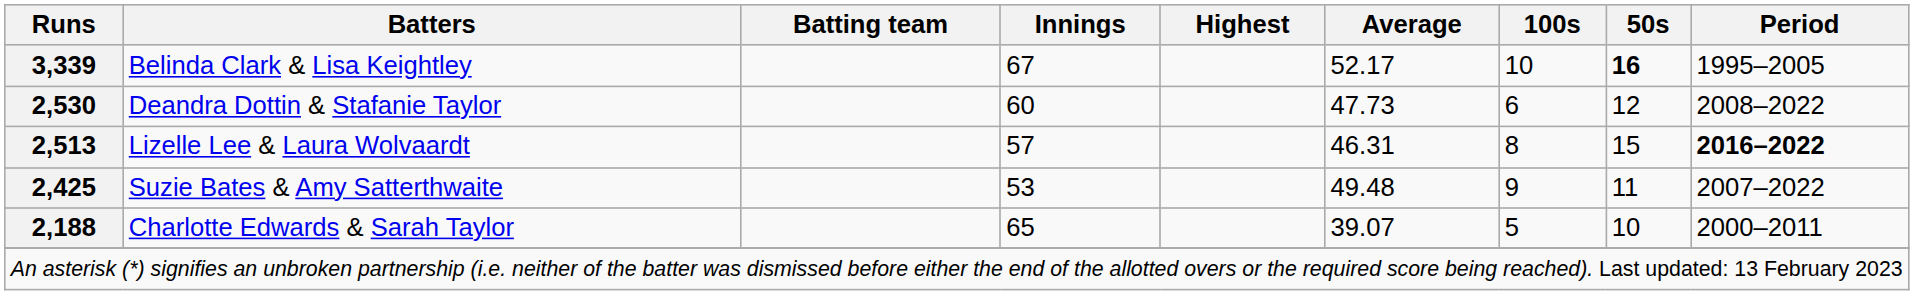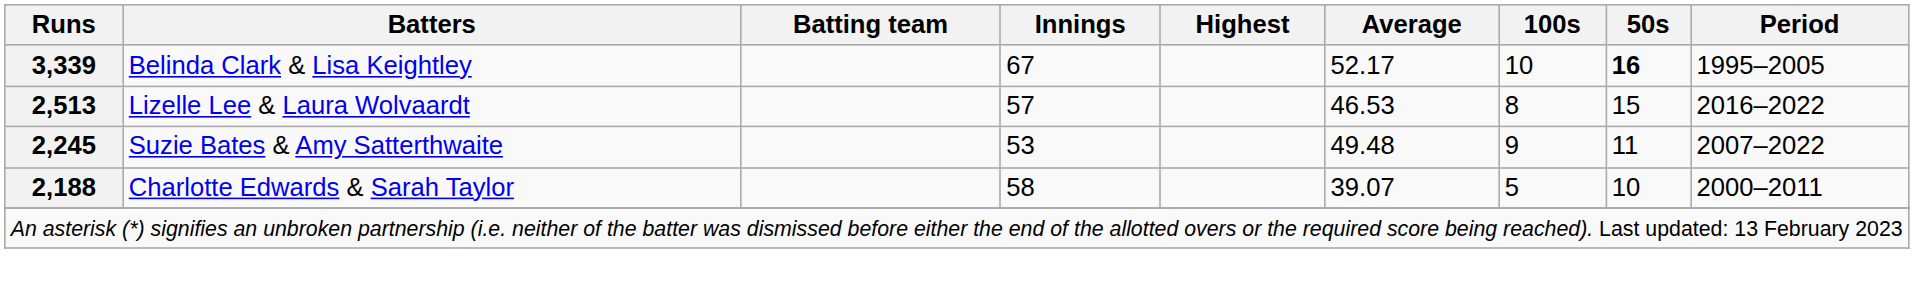- row: (315, 106)
(1363, 146) 46.31 -> (1363, 106) 46.53
(1761, 146) bold -> (1761, 106) normal
(64, 187) 2,425 -> (64, 146) 2,245
(1020, 227) 65 -> (1020, 187) 58
